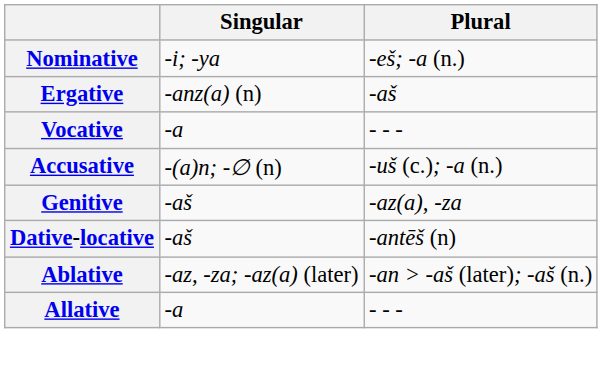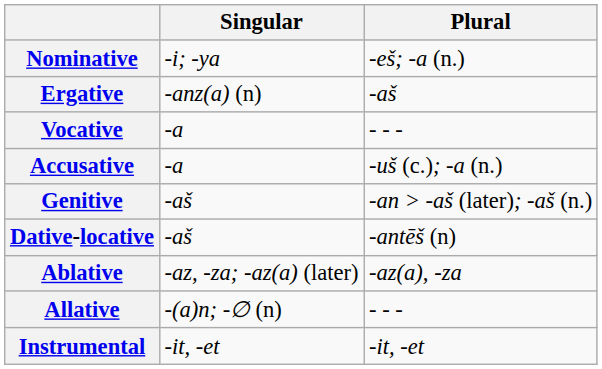(223, 166) -(a)n; -∅ (n) -> (174, 165) -a
(415, 202) -az(a), -za -> (481, 201) -an > -aš (later); -aš (n.)
(481, 274) -an > -aš (later); -aš (n.) -> (415, 272) -az(a), -za
(174, 310) -a -> (223, 310) -(a)n; -∅ (n)
+ row: (82, 345)
